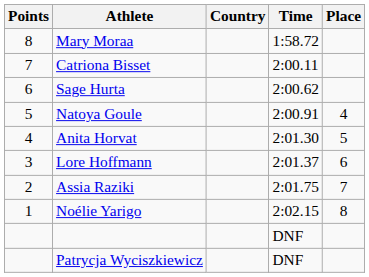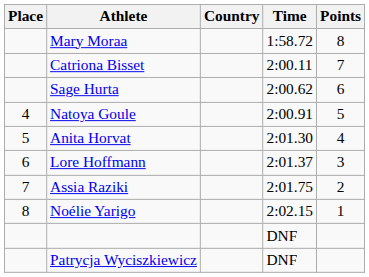columns swapped: (344, 16) <-> (29, 16)
